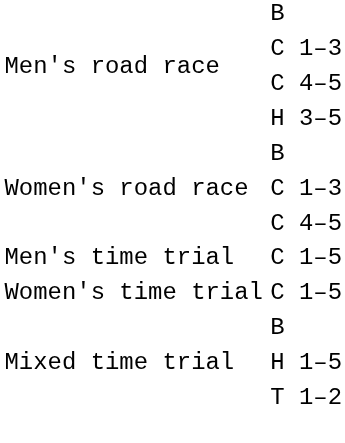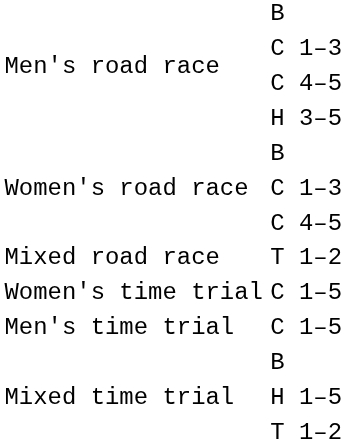+ row: (112, 258)
rows swapped: (119, 258) <-> (134, 293)
